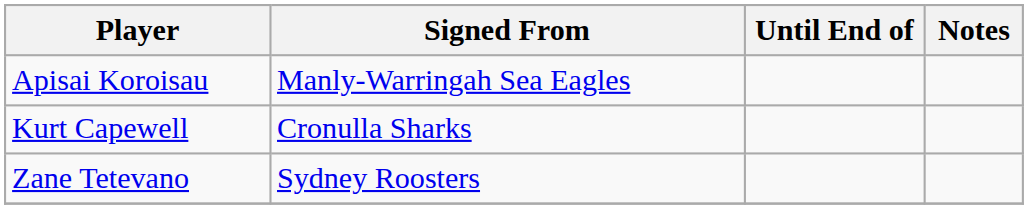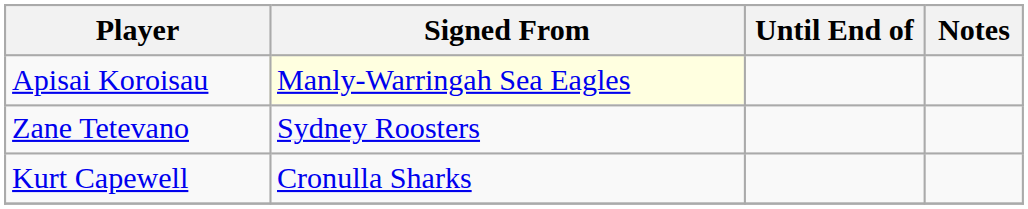(454, 79) no background -> (454, 79) lightyellow background
rows swapped: (100, 128) <-> (101, 178)
